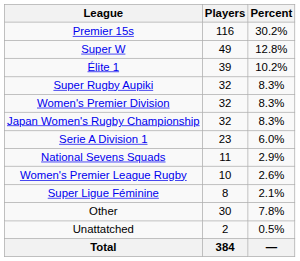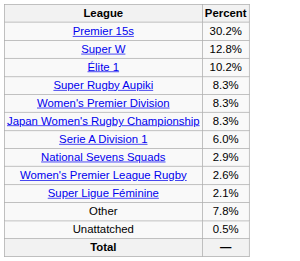- column: (225, 13)
